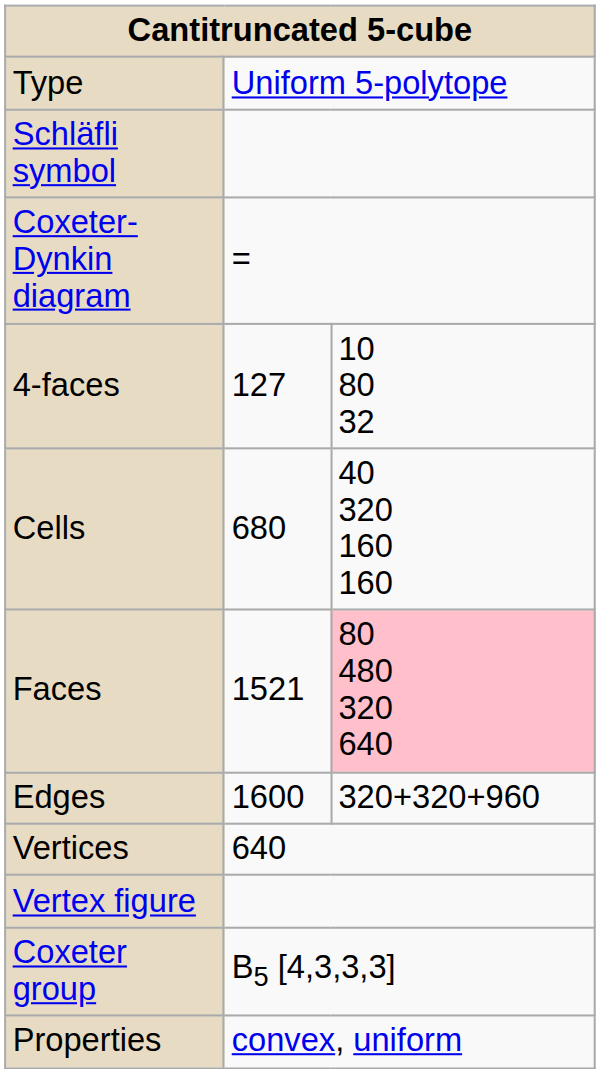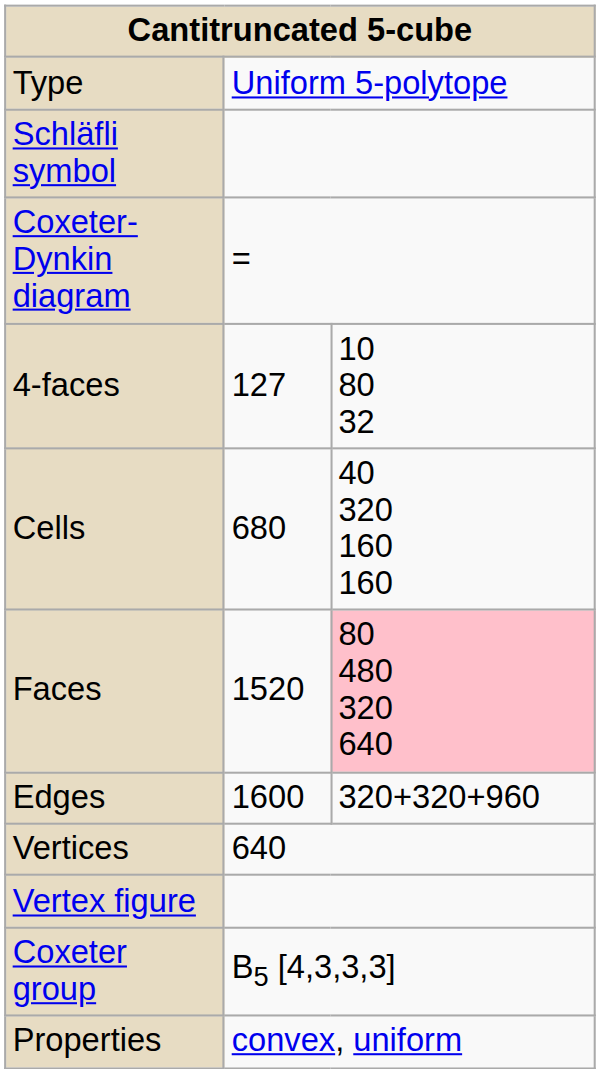(268, 690) 1521 -> (268, 690) 1520
